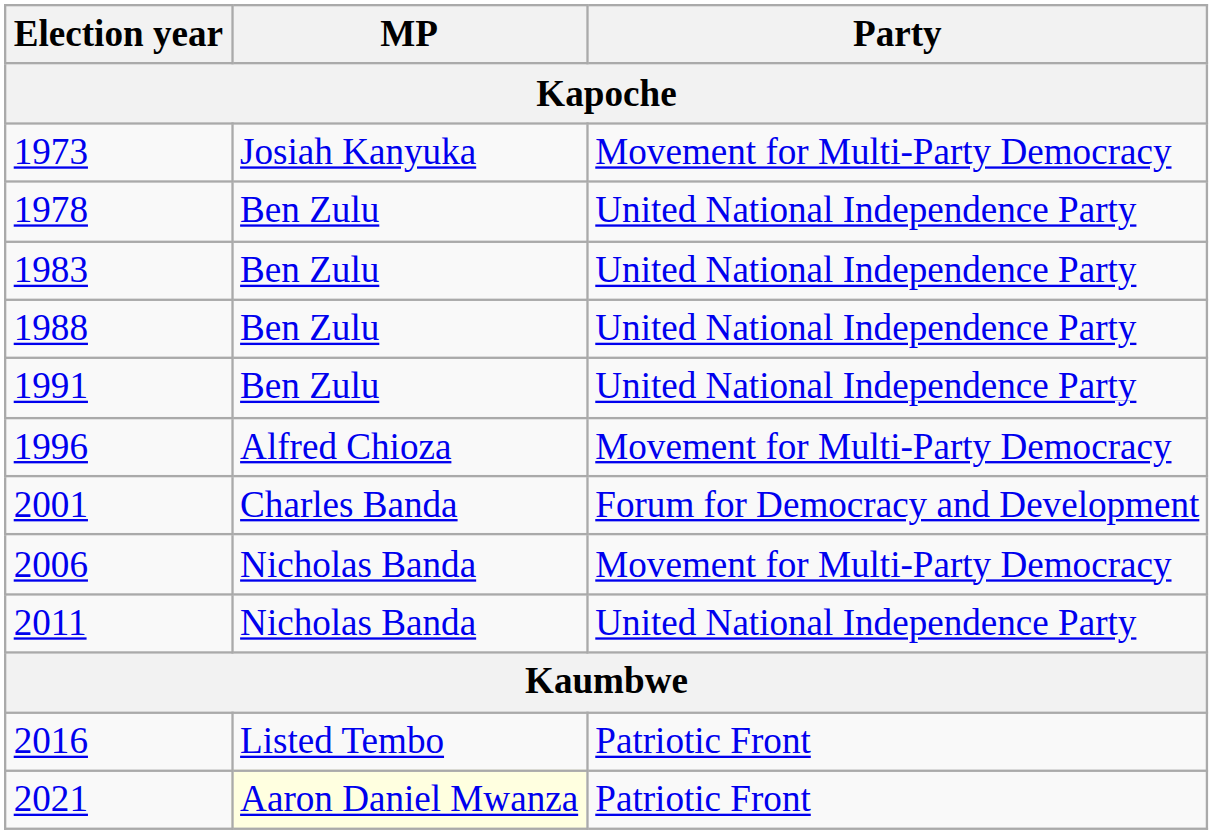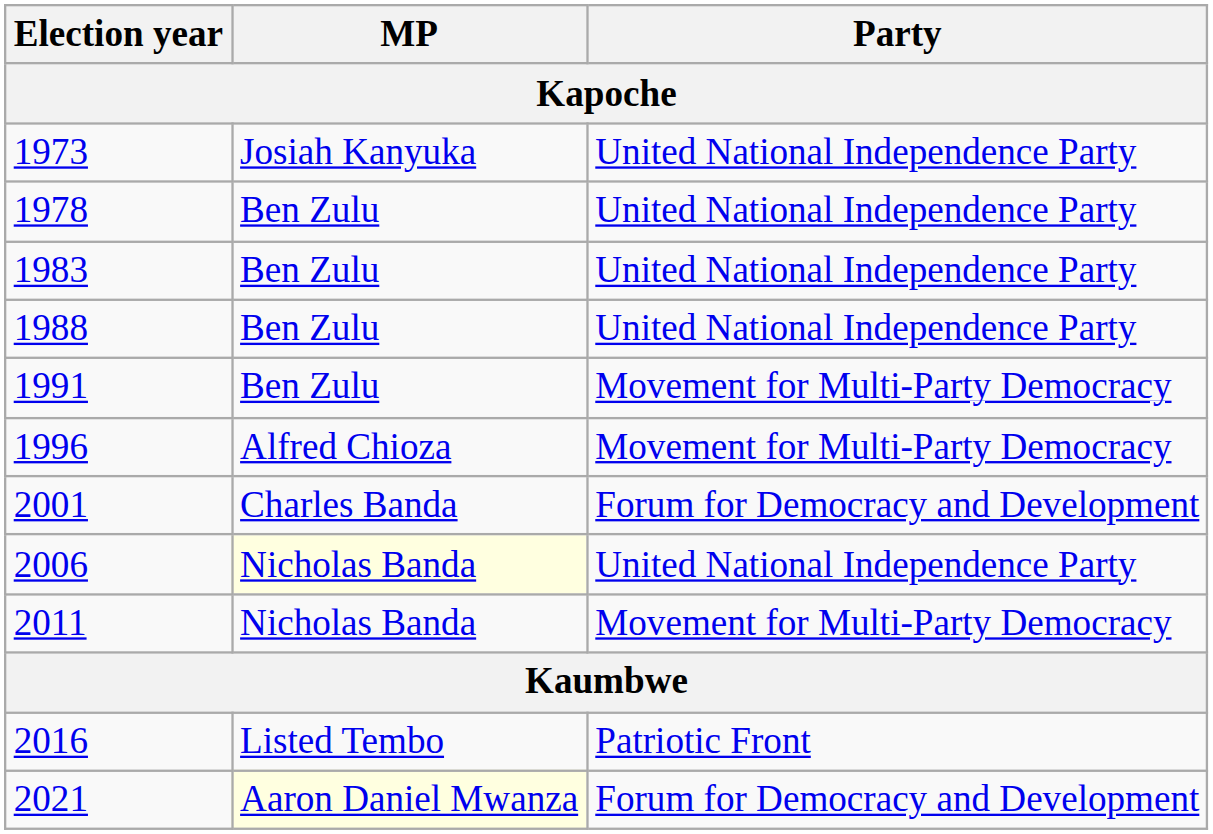(883, 151) Movement for Multi-Party Democracy -> (866, 151) United National Independence Party
(866, 387) United National Independence Party -> (883, 387) Movement for Multi-Party Democracy
(358, 563) no background -> (358, 563) lightyellow background
(883, 563) Movement for Multi-Party Democracy -> (866, 563) United National Independence Party
(866, 622) United National Independence Party -> (883, 622) Movement for Multi-Party Democracy
(703, 799) Patriotic Front -> (897, 799) Forum for Democracy and Development
